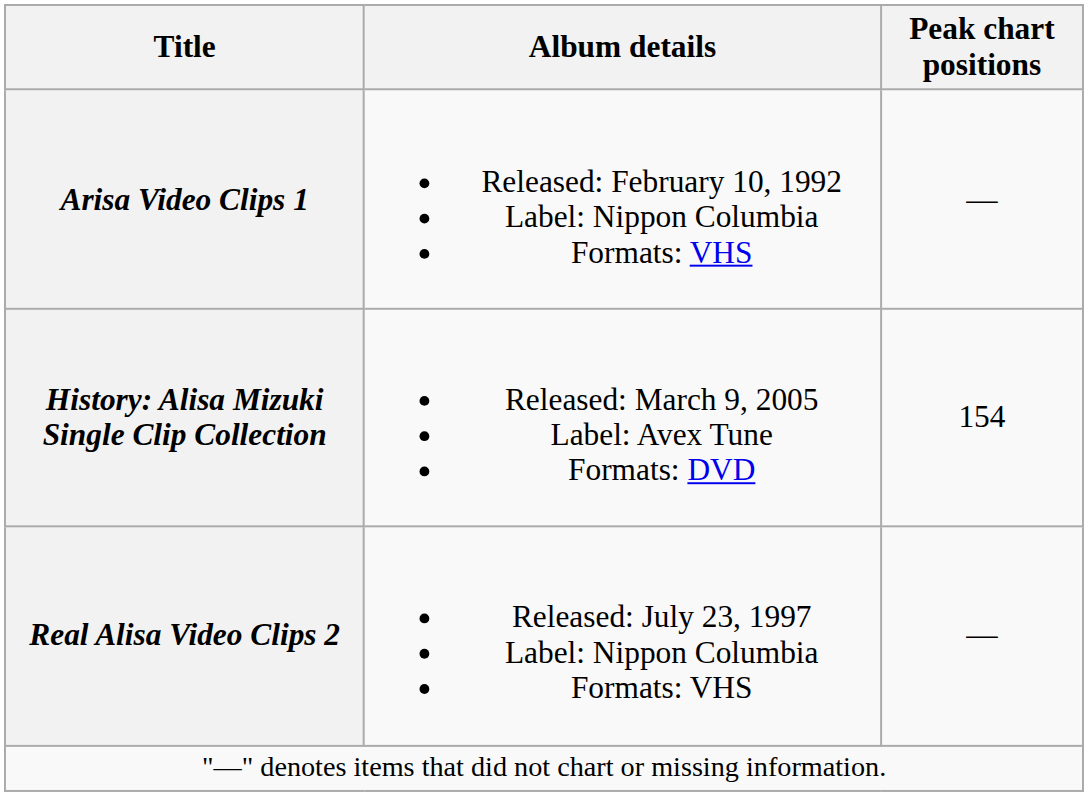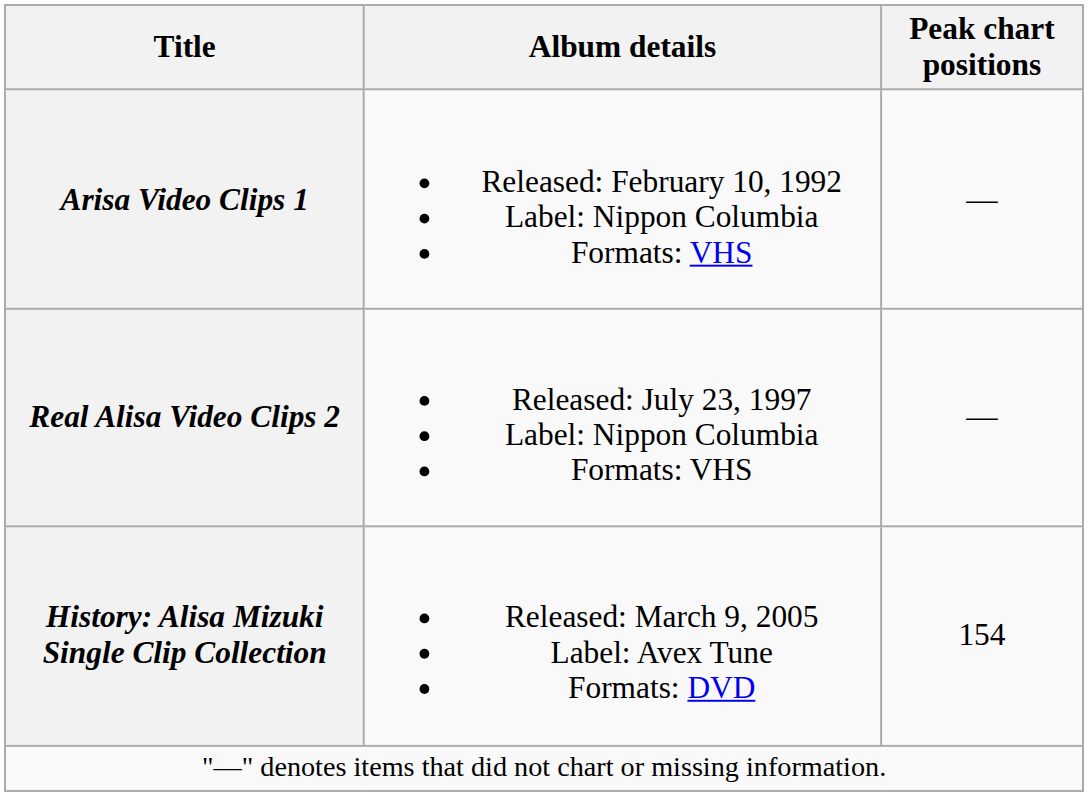rows swapped: (185, 635) <-> (185, 416)
